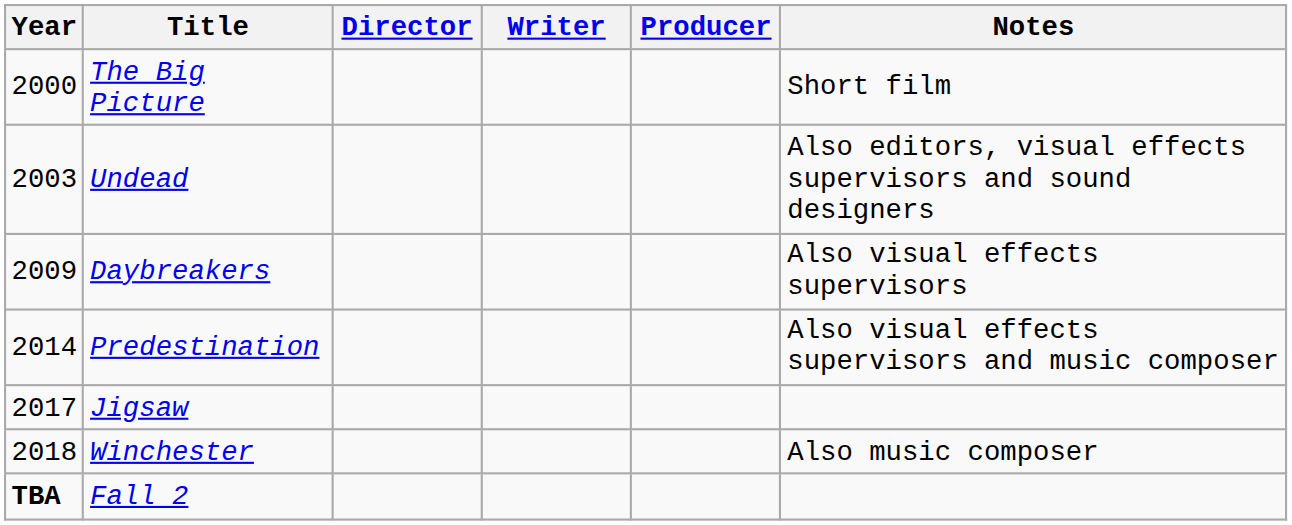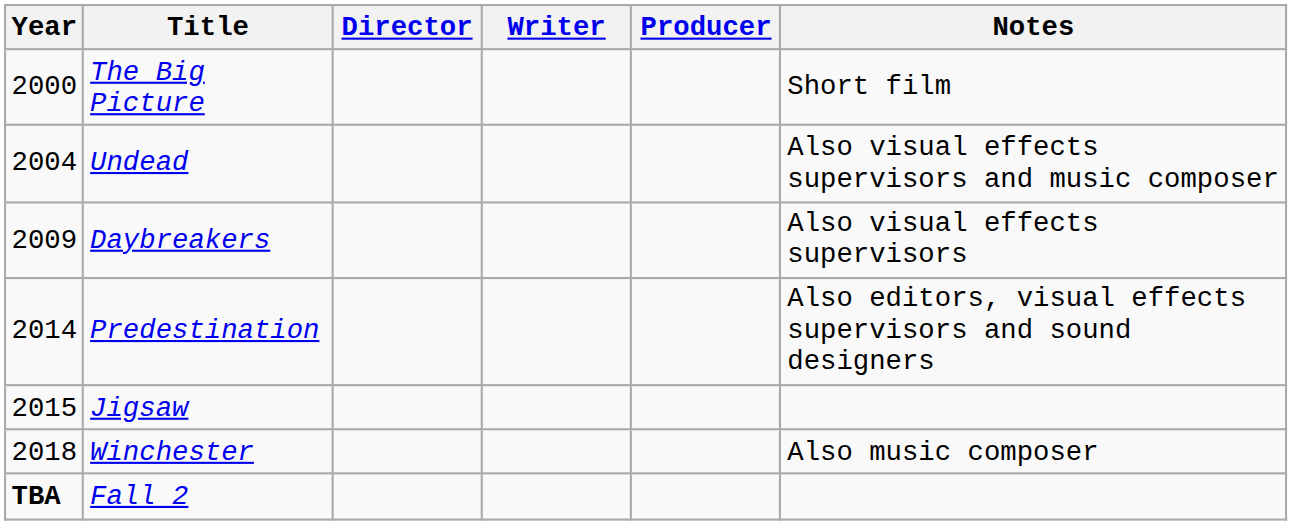(44, 179) 2003 -> (44, 164) 2004
(1017, 179) Also editors, visual effects supervisors and sound designers -> (1033, 164) Also visual effects supervisors and music composer
(1033, 347) Also visual effects supervisors and music composer -> (1017, 331) Also editors, visual effects supervisors and sound designers
(44, 407) 2017 -> (44, 407) 2015
